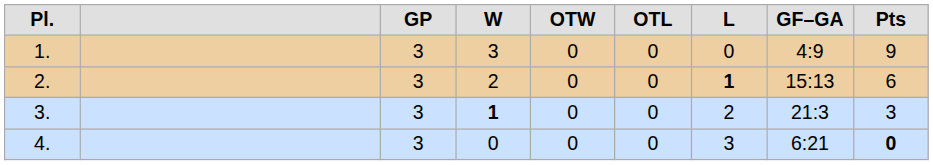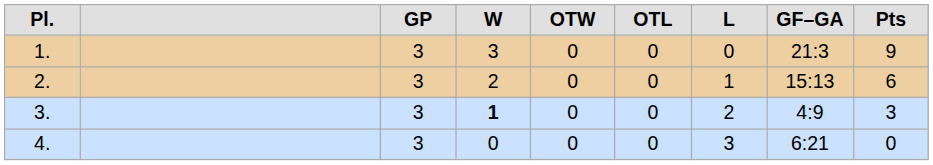(810, 50) 4:9 -> (810, 50) 21:3
(729, 81) bold -> (729, 81) normal
(810, 112) 21:3 -> (810, 112) 4:9
(891, 143) bold -> (891, 143) normal
